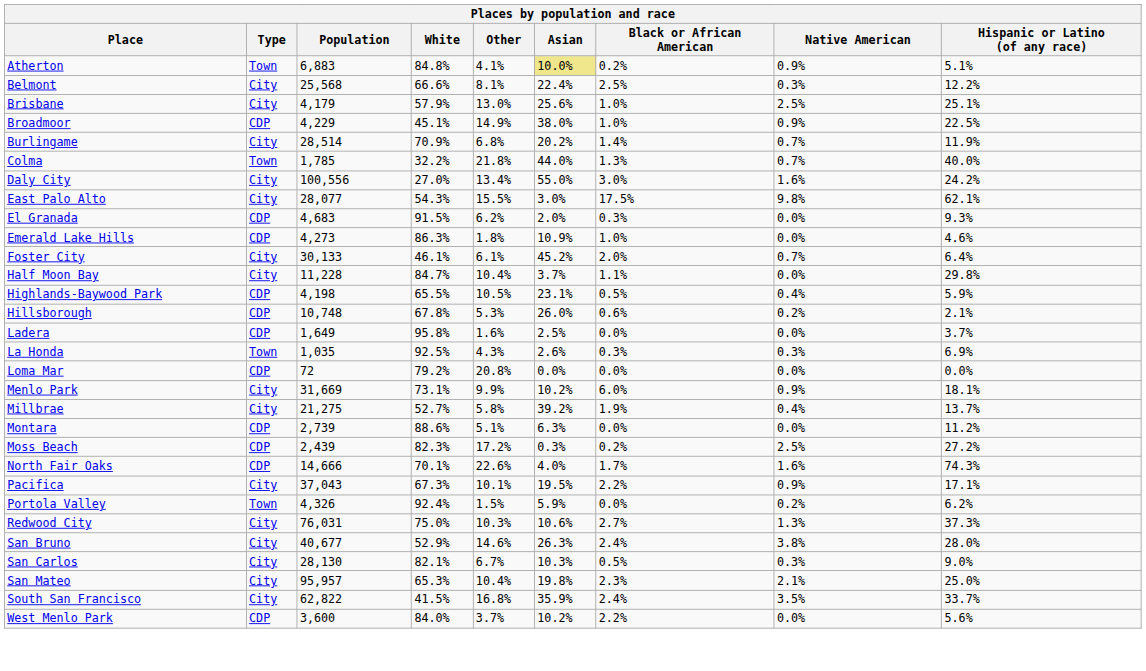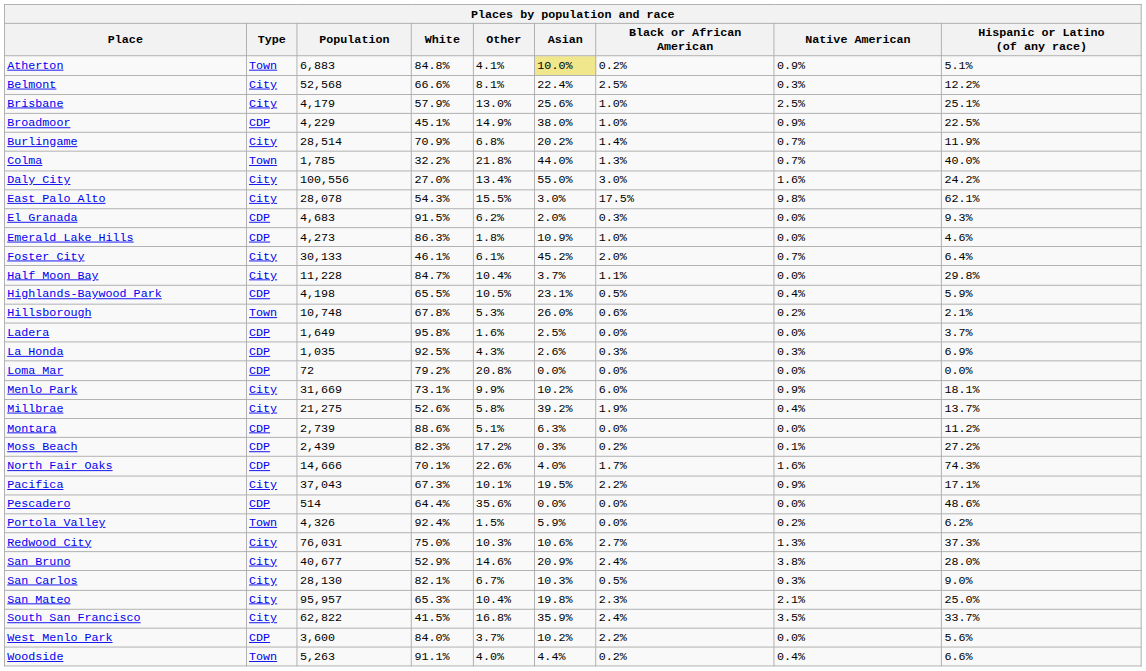(321, 85) 25,568 -> (321, 85) 52,568
(321, 199) 28,077 -> (321, 199) 28,078
(260, 314) CDP -> (263, 314) Town
(263, 352) Town -> (260, 352) CDP
(432, 409) 52.7% -> (432, 409) 52.6%
(791, 447) 2.5% -> (791, 447) 0.1%
+ row: (39, 504)
(555, 542) 26.3% -> (555, 561) 20.9%
+ row: (35, 657)
